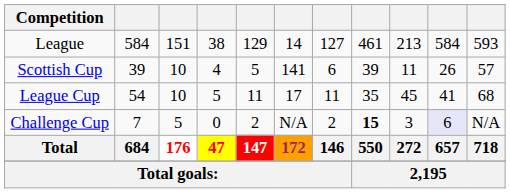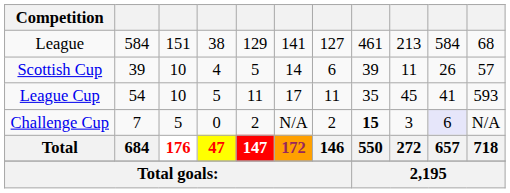(293, 43) 14 -> (293, 43) 141
(486, 43) 593 -> (486, 43) 68
(293, 69) 141 -> (293, 69) 14
(486, 95) 68 -> (486, 95) 593
